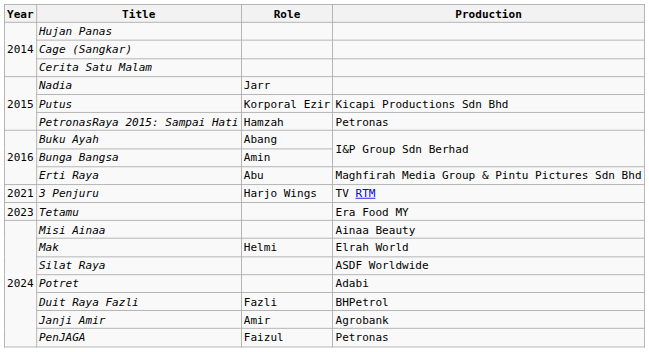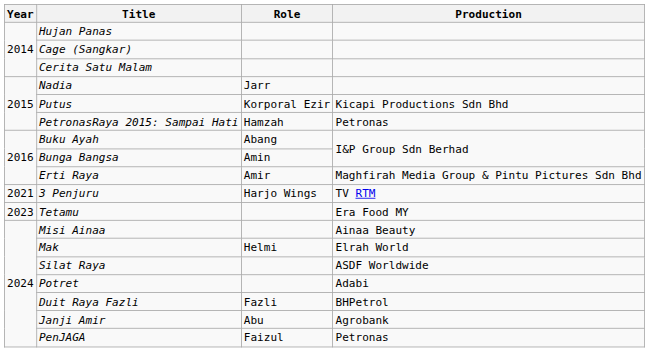(254, 176) Abu -> (257, 176) Amir
(257, 320) Amir -> (254, 320) Abu
